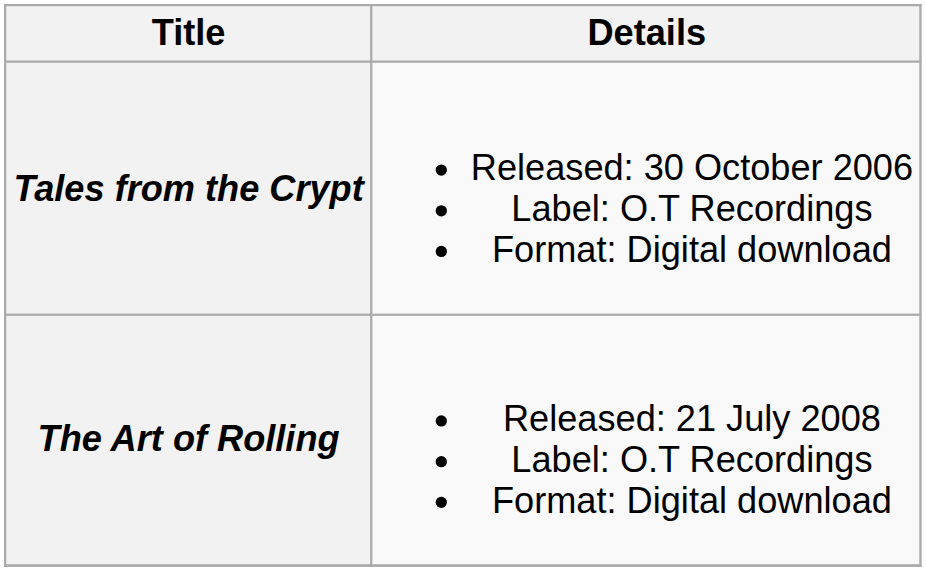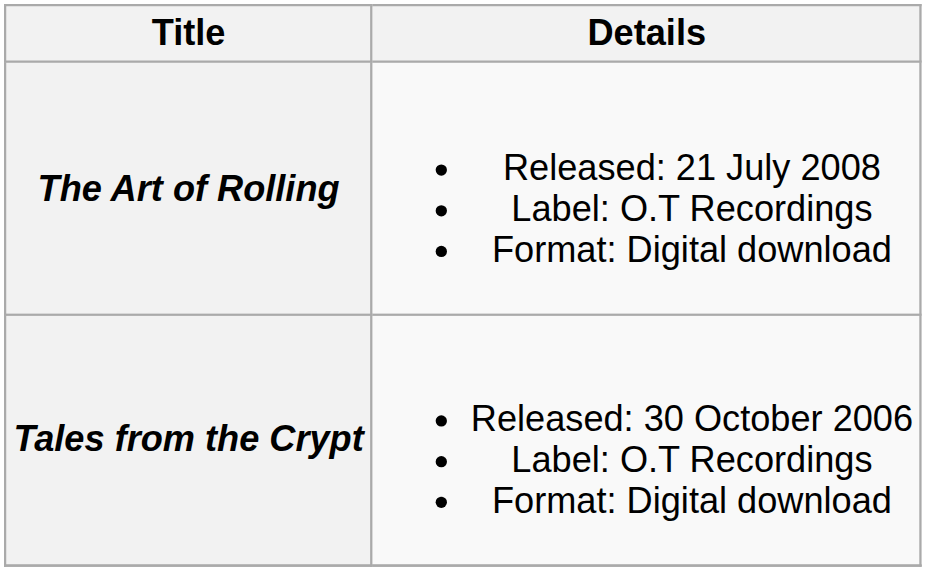rows swapped: (189, 187) <-> (189, 439)
